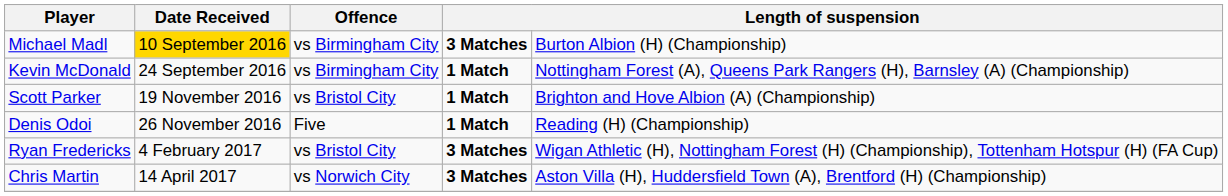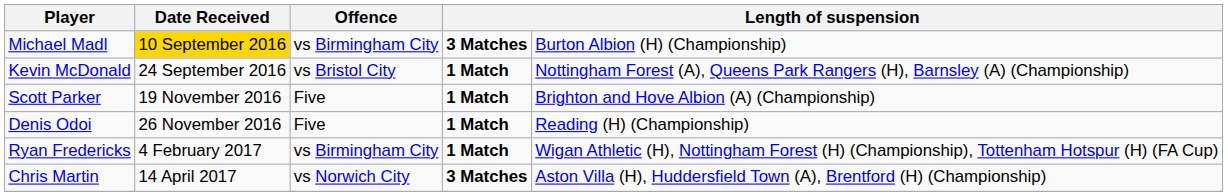(366, 71) vs Birmingham City -> (345, 71) vs Bristol City
(345, 97) vs Bristol City -> (310, 97) Five
(345, 151) vs Bristol City -> (366, 151) vs Birmingham City
(487, 151) 3 Matches -> (478, 151) 1 Match
